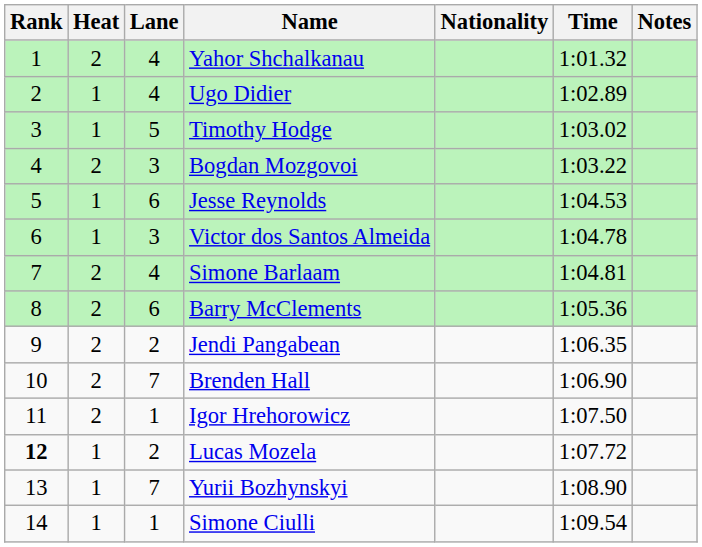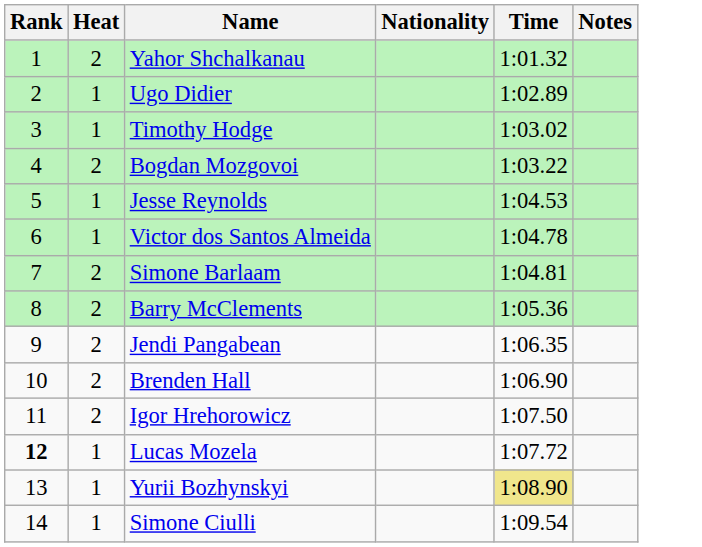- column: (154, 22)
(593, 487) no background -> (534, 487) khaki background
